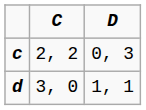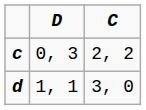columns swapped: (57, 22) <-> (113, 22)
